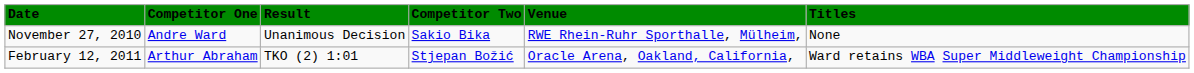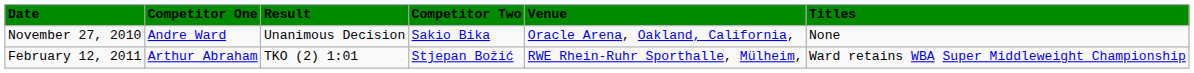(665, 36) RWE Rhein-Ruhr Sporthalle, Mülheim, -> (661, 36) Oracle Arena, Oakland, California,
(661, 57) Oracle Arena, Oakland, California, -> (665, 57) RWE Rhein-Ruhr Sporthalle, Mülheim,
